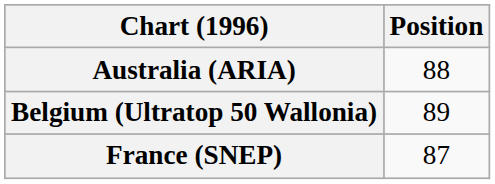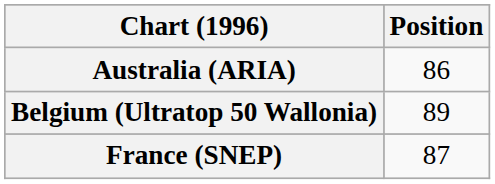(436, 69) 88 -> (436, 69) 86
